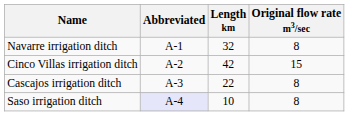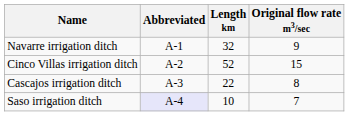(296, 46) 8 -> (296, 46) 9
(228, 64) 42 -> (228, 64) 52
(296, 102) 8 -> (296, 102) 7
